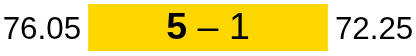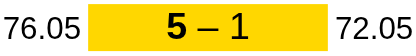(374, 29) 72.25 -> (374, 29) 72.05
